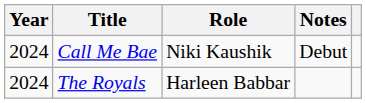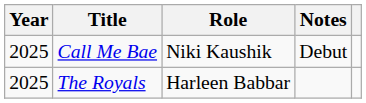(29, 51) 2024 -> (29, 51) 2025
(29, 82) 2024 -> (29, 82) 2025
